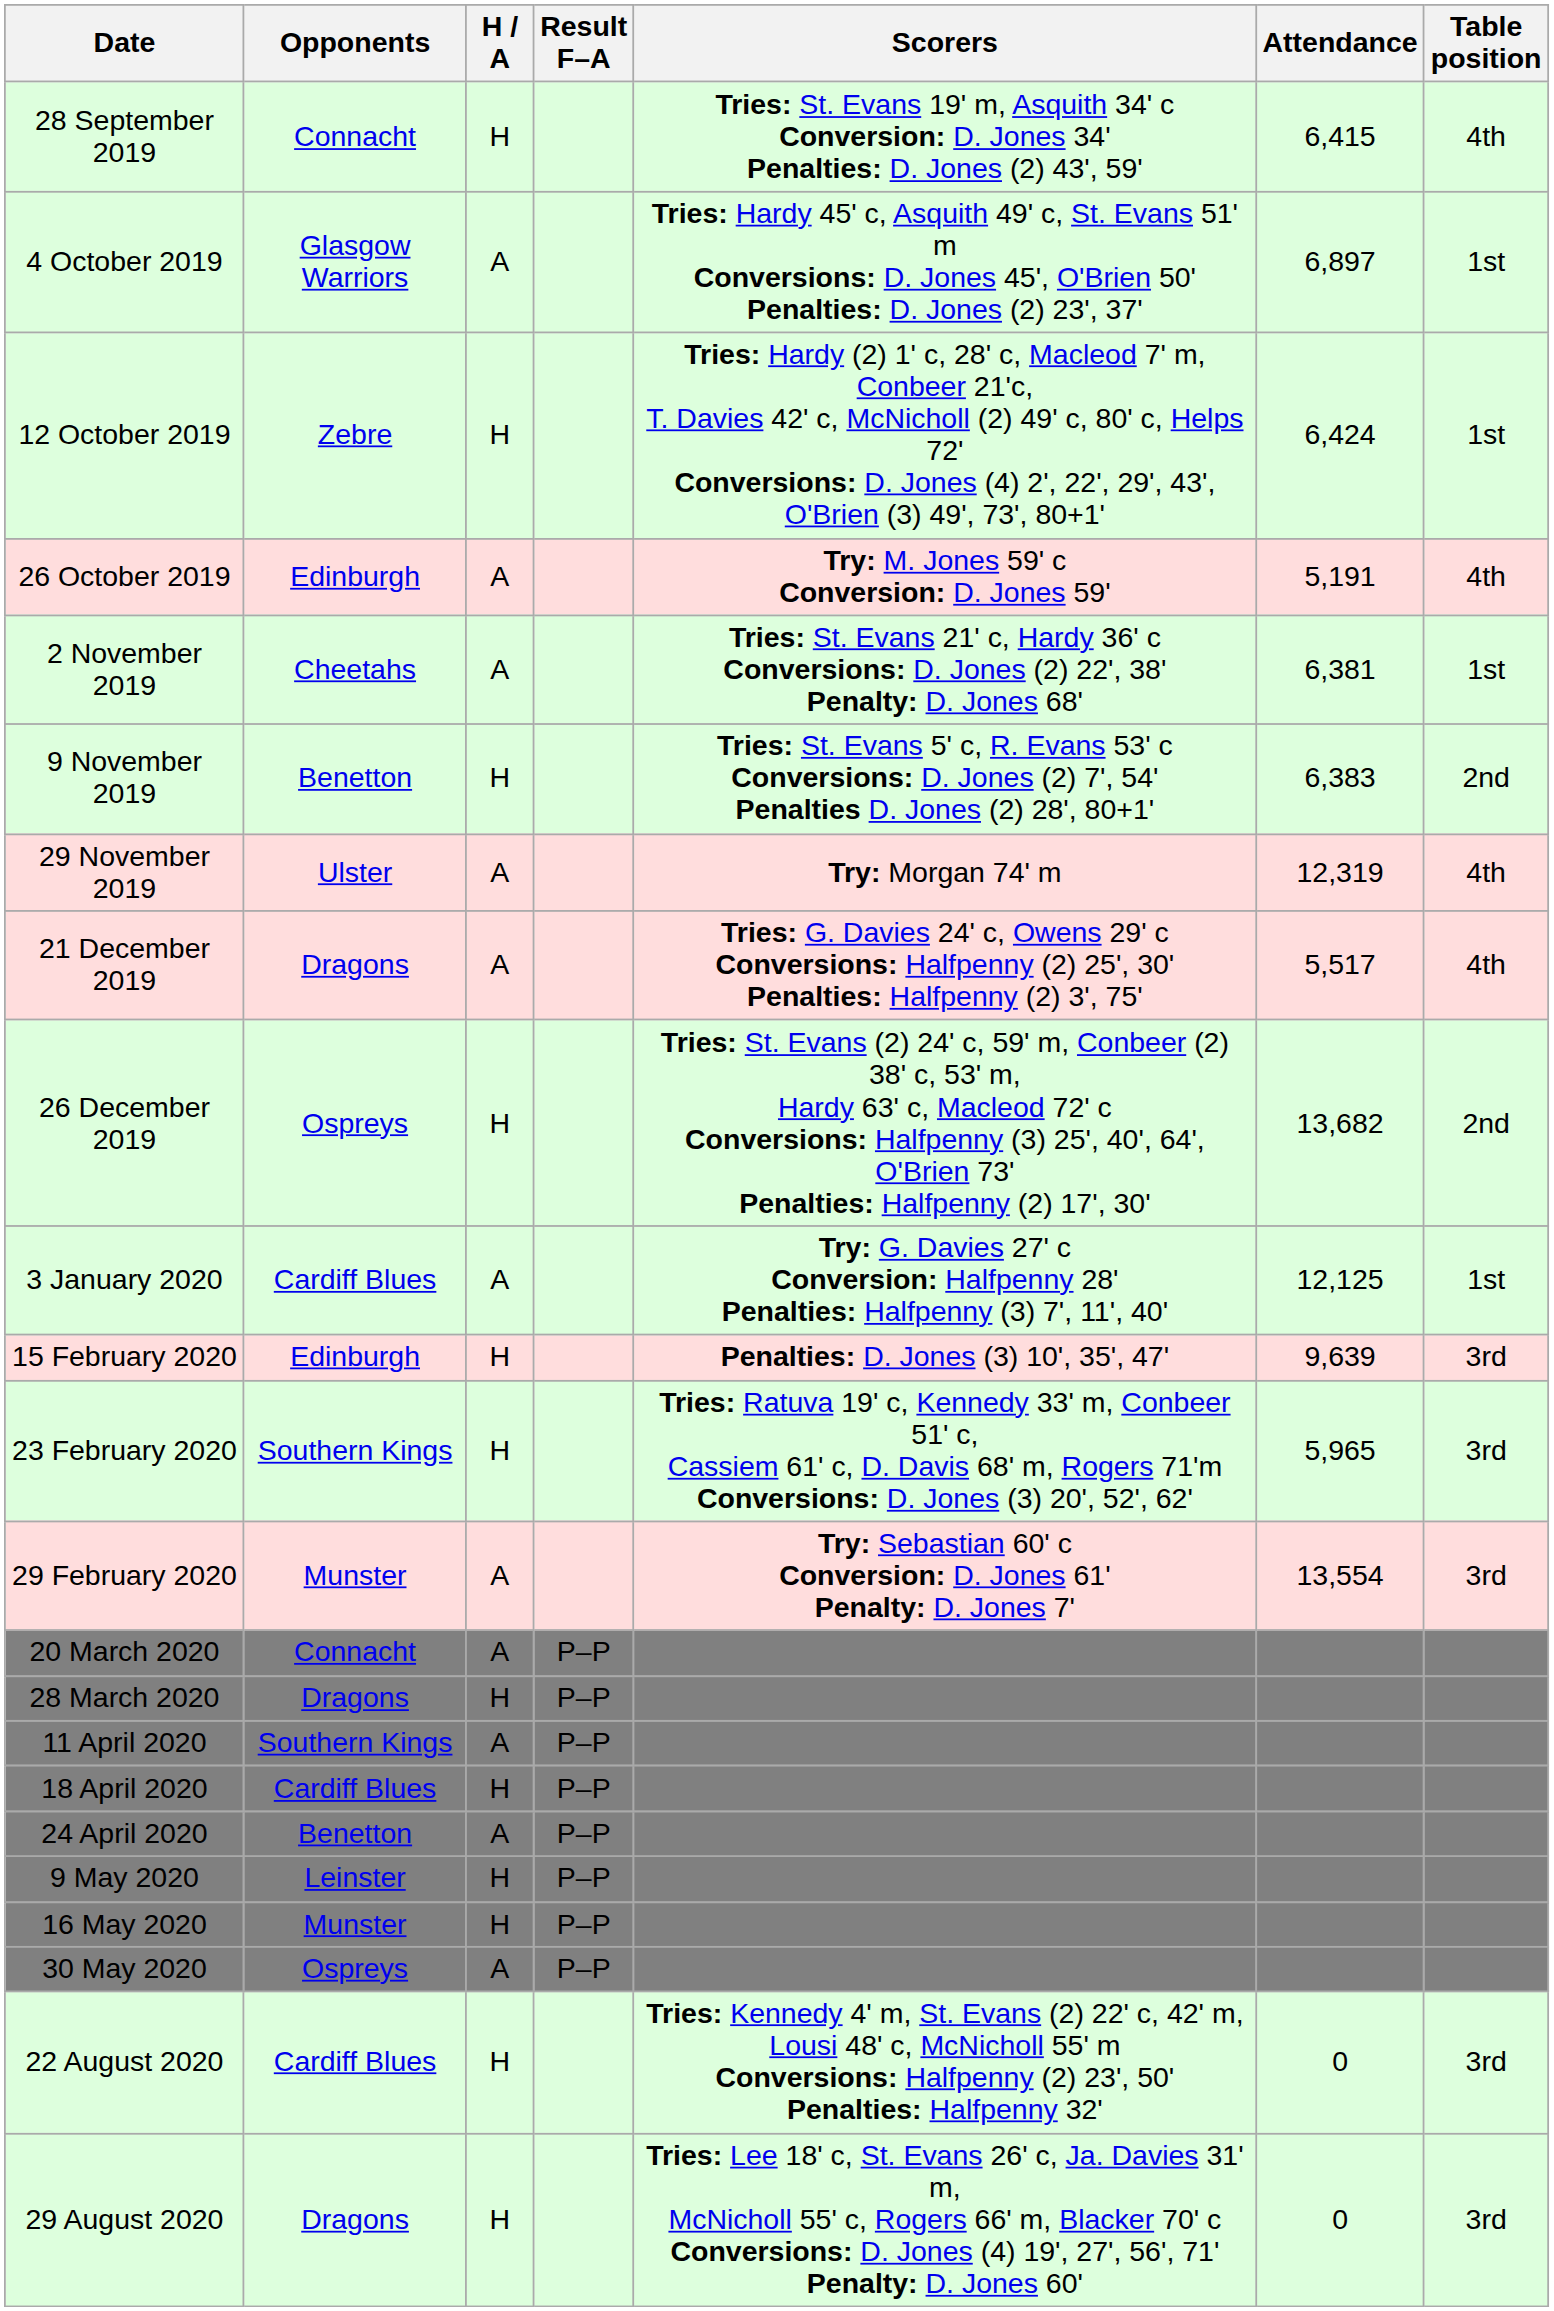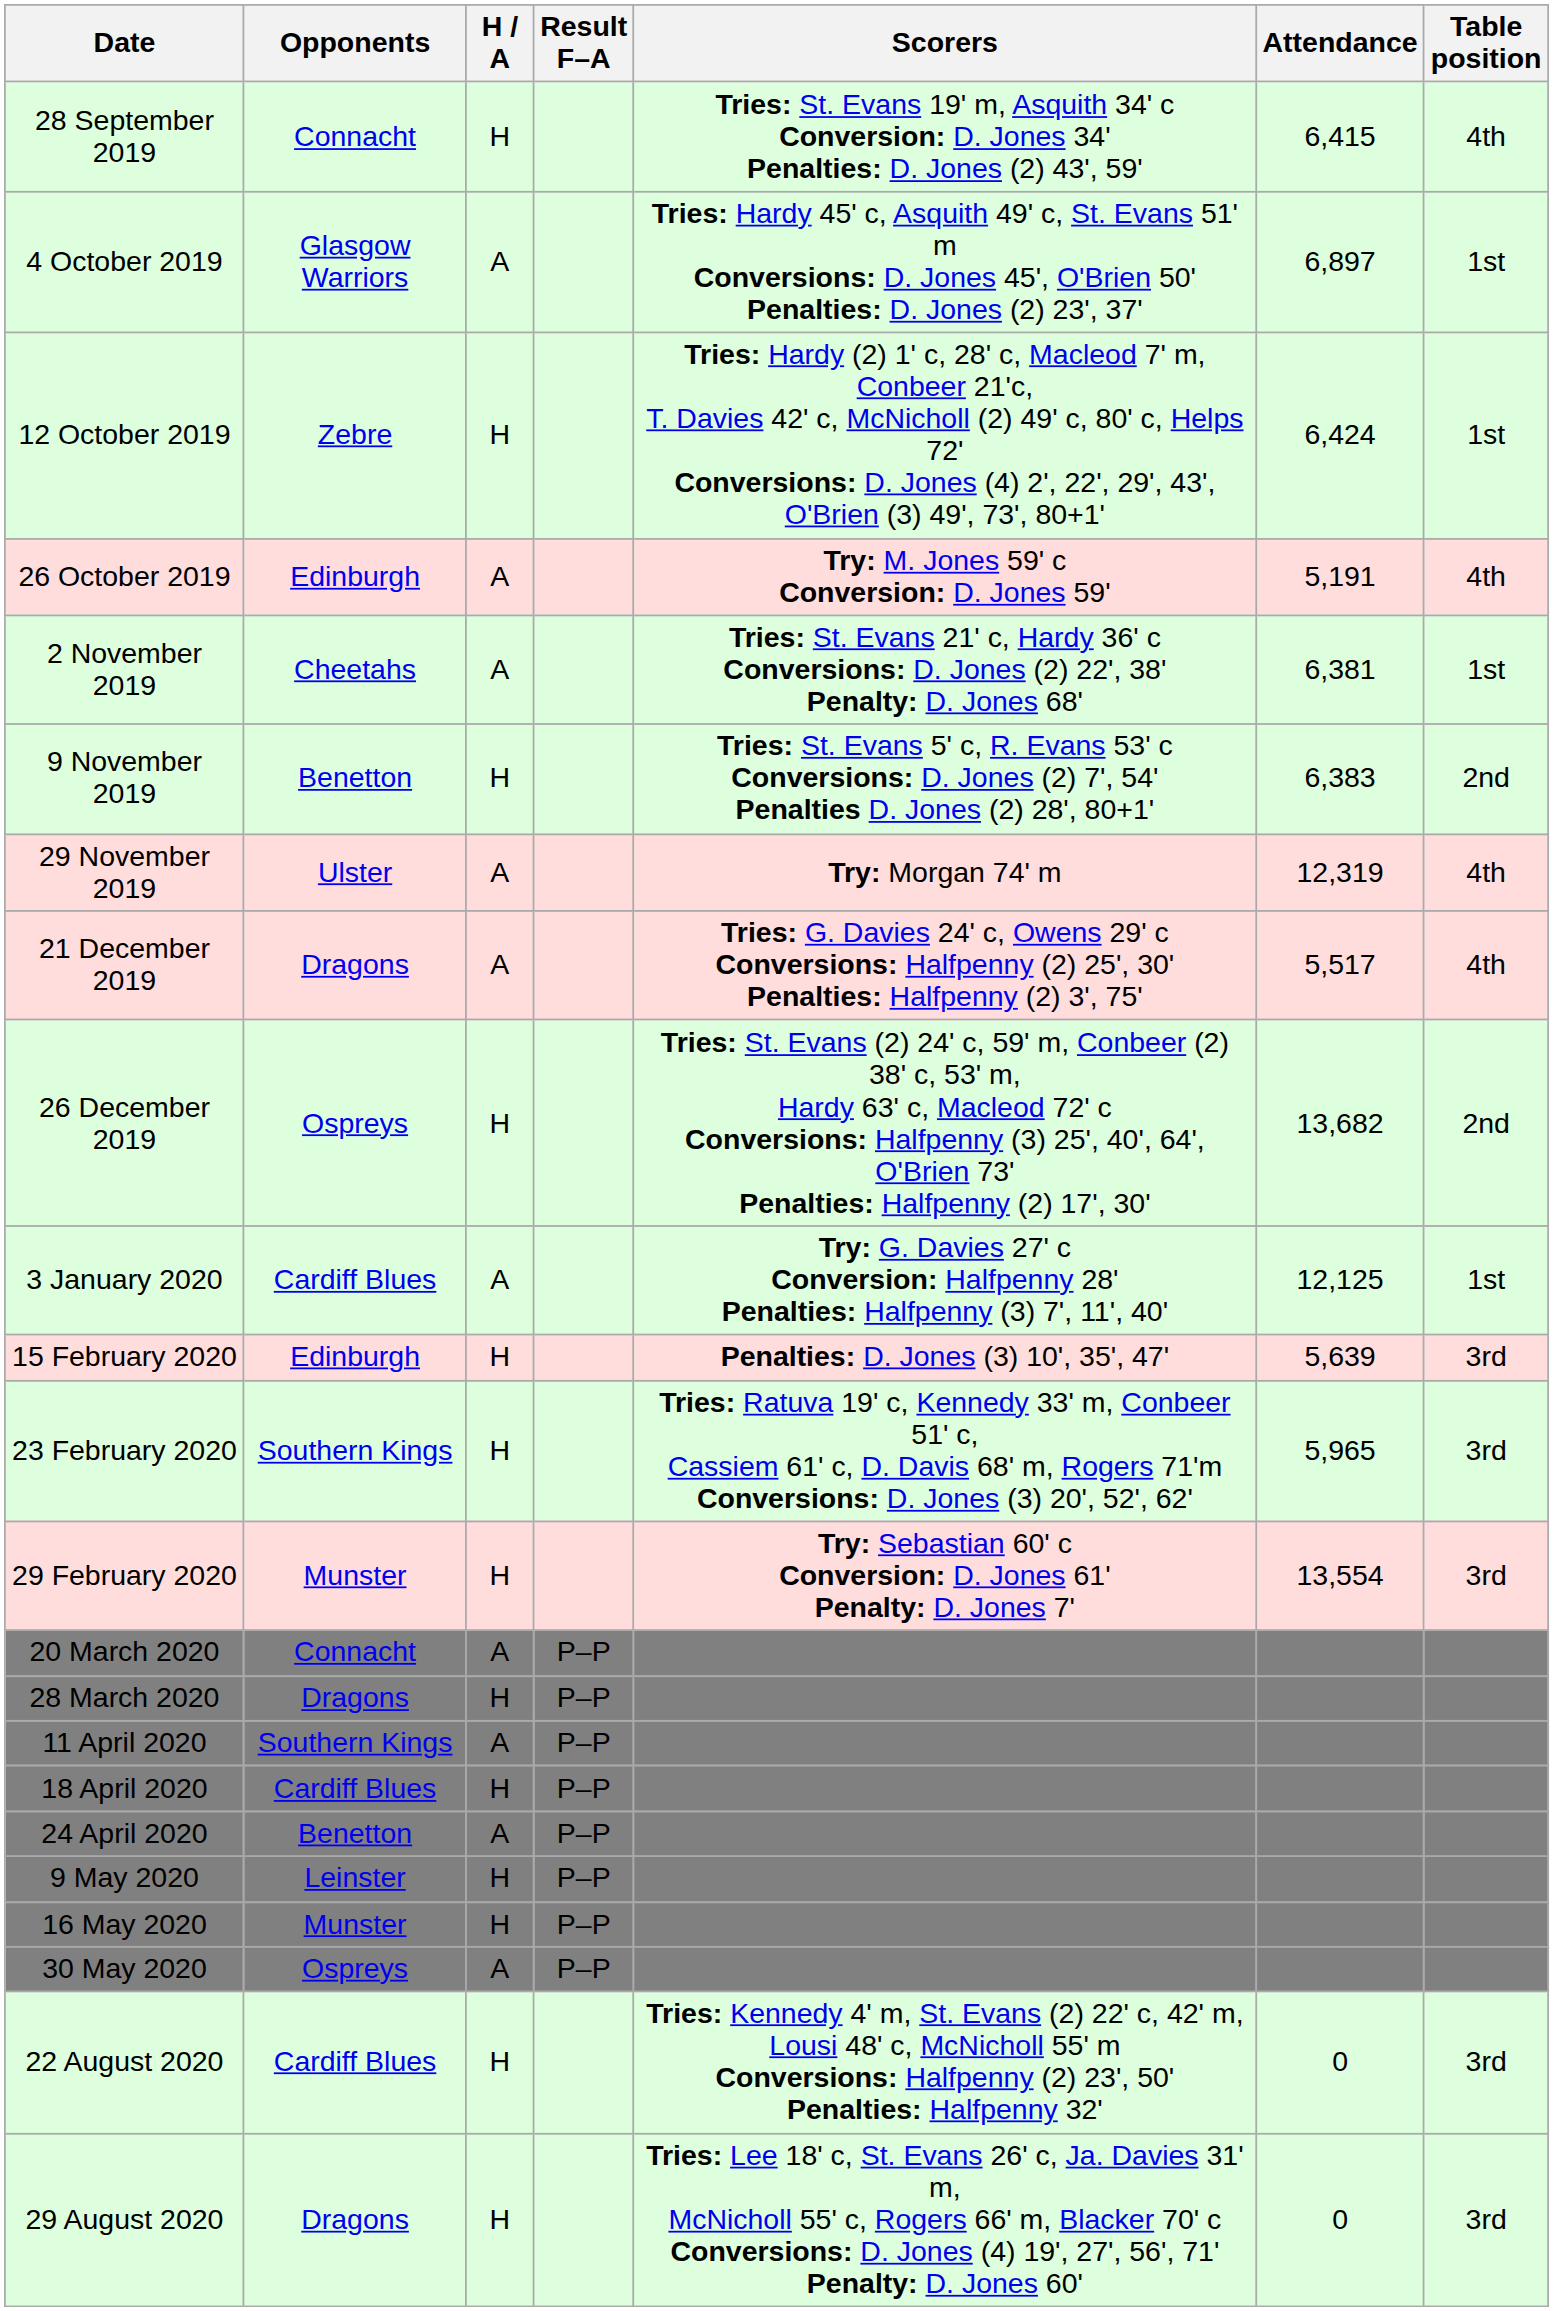(1340, 1356) 9,639 -> (1340, 1356) 5,639
(500, 1575) A -> (500, 1575) H
